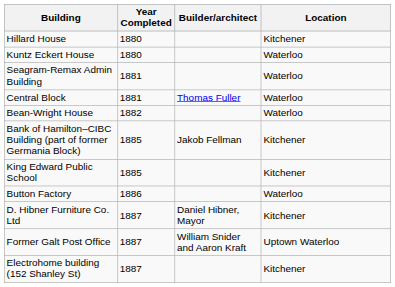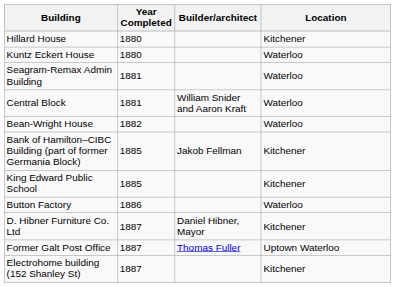(209, 97) Thomas Fuller -> (212, 103) William Snider and Aaron Kraft
(212, 242) William Snider and Aaron Kraft -> (209, 247) Thomas Fuller
